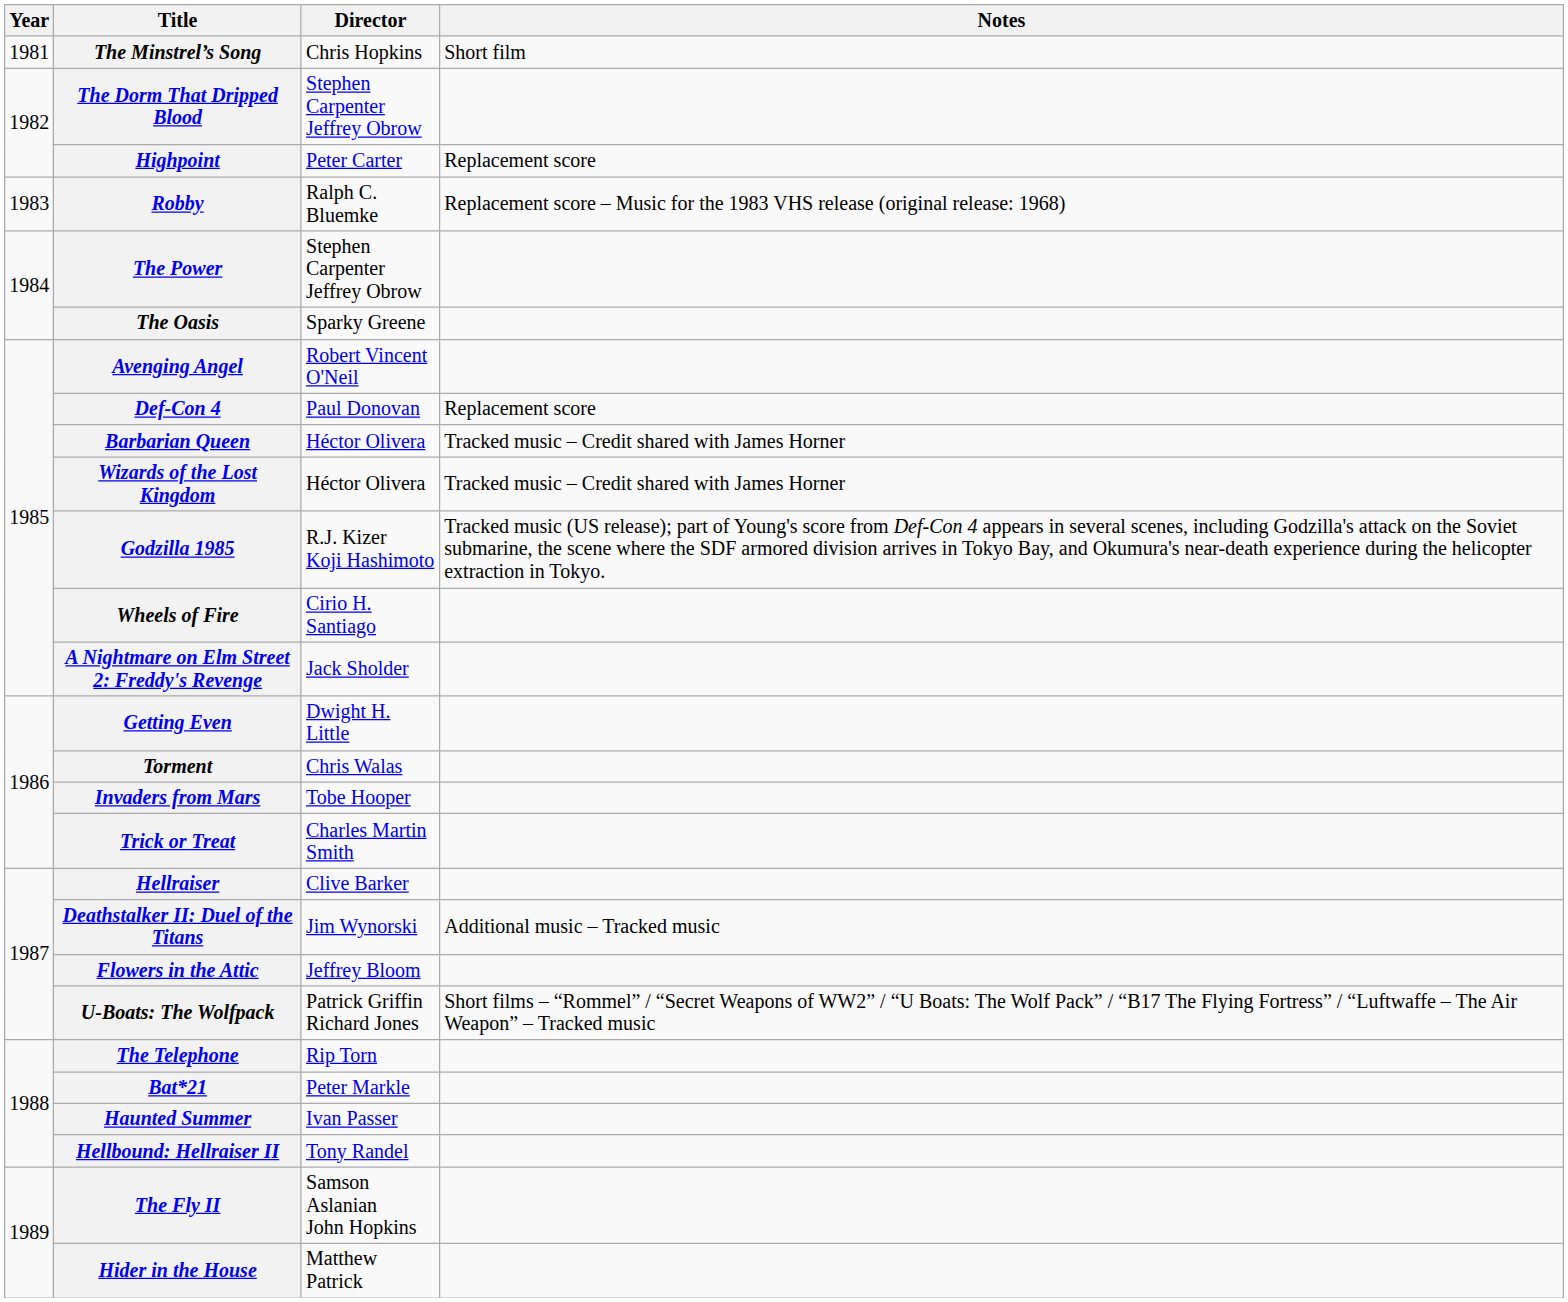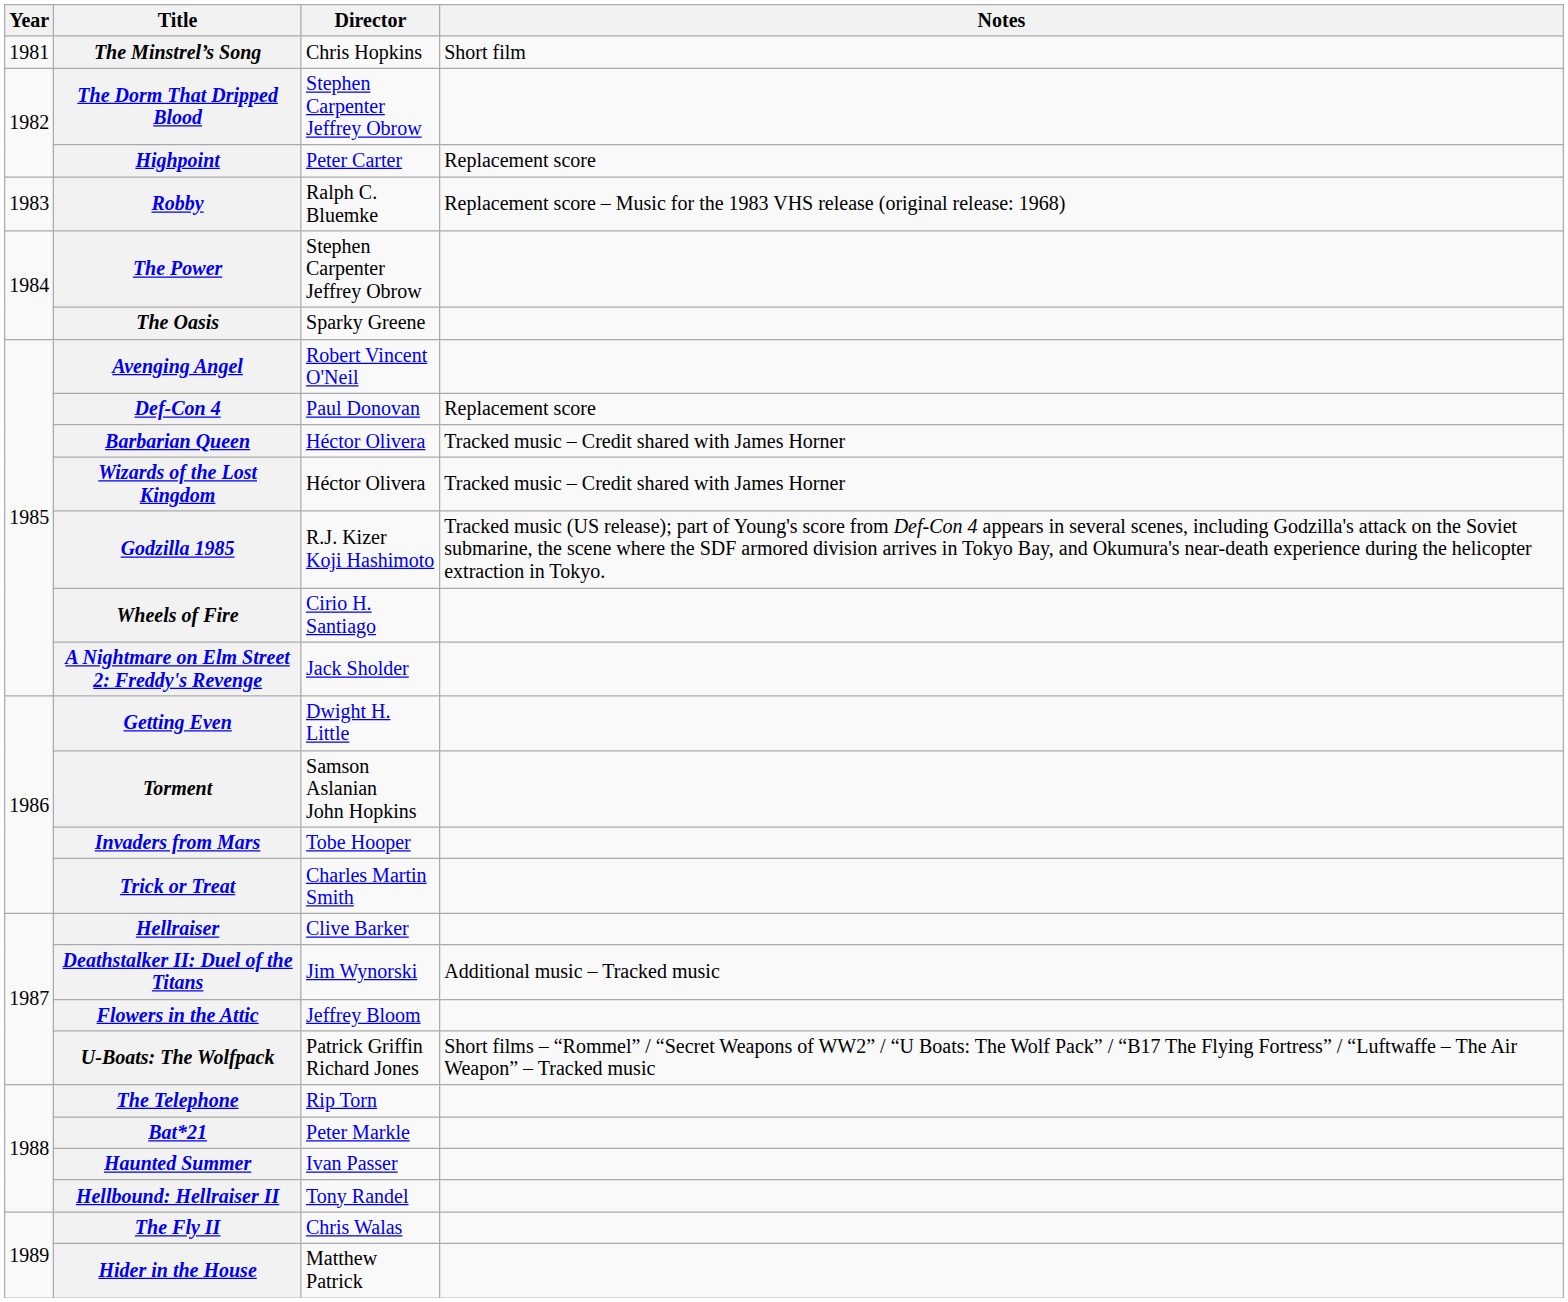(354, 766) Chris Walas -> (361, 788) Samson Aslanian John Hopkins
(361, 1205) Samson Aslanian John Hopkins -> (354, 1227) Chris Walas
